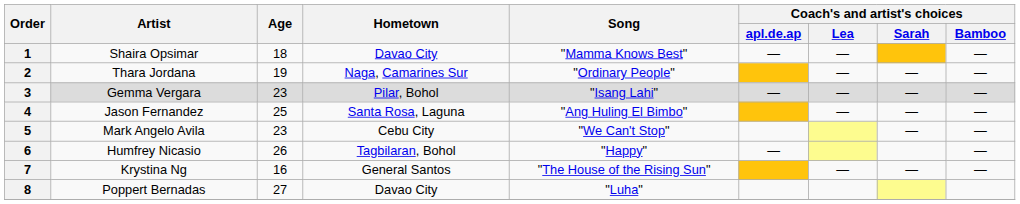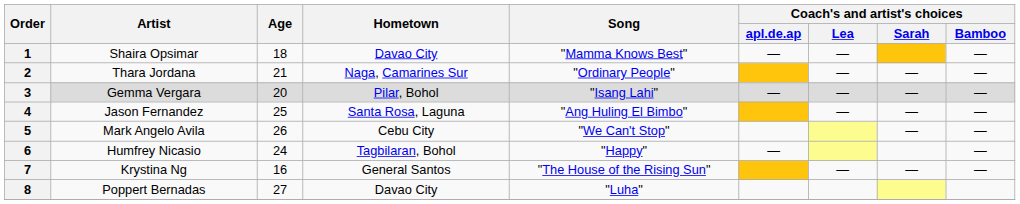(280, 73) 19 -> (280, 73) 21
(280, 92) 23 -> (280, 92) 20
(280, 131) 23 -> (280, 131) 26
(280, 151) 26 -> (280, 151) 24
